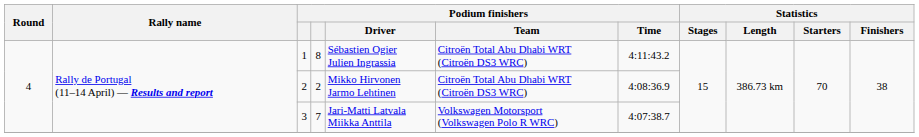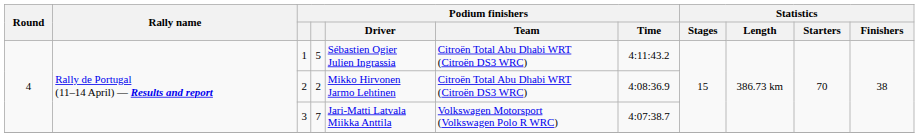(318, 55) 8 -> (318, 55) 5
